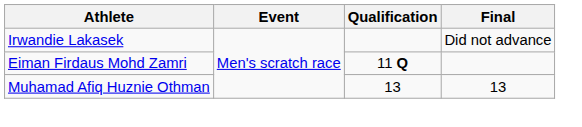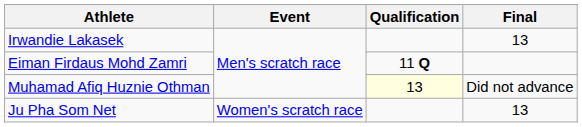(498, 40) Did not advance -> (520, 40) 13
(393, 87) no background -> (415, 87) lightyellow background
(498, 87) 13 -> (520, 87) Did not advance
+ row: (62, 110)
